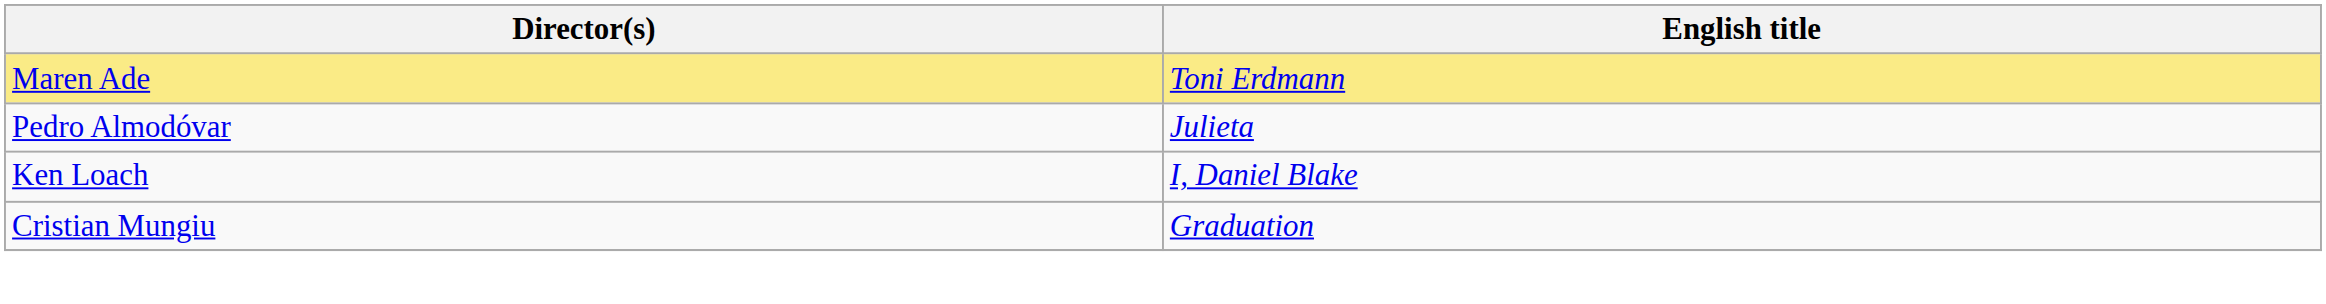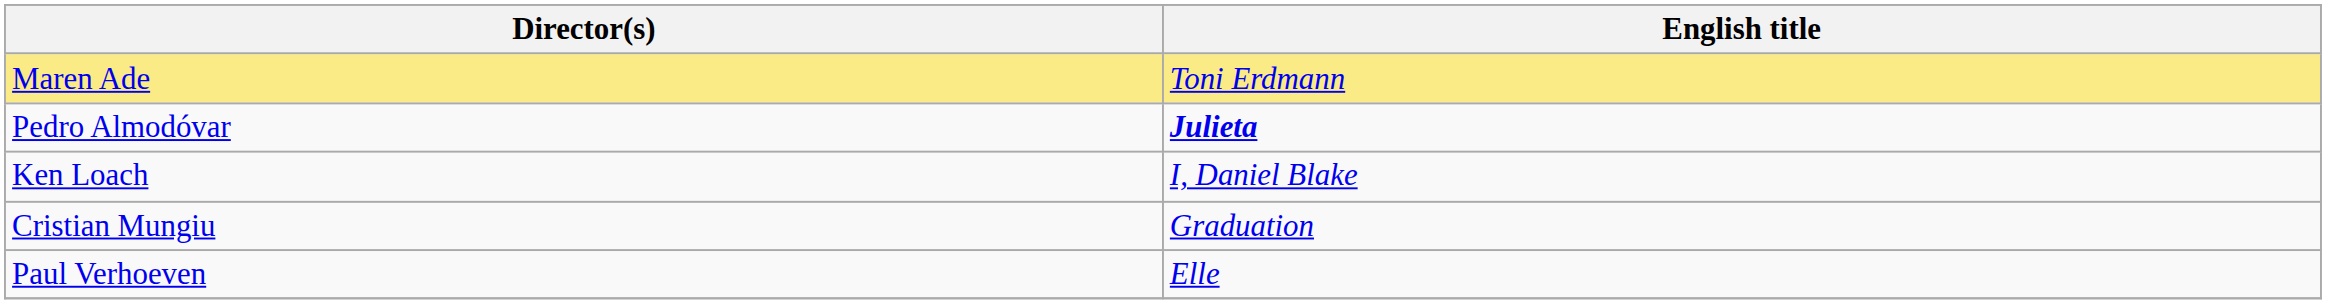(1212, 126) normal -> (1214, 126) bold
+ row: (109, 273)
